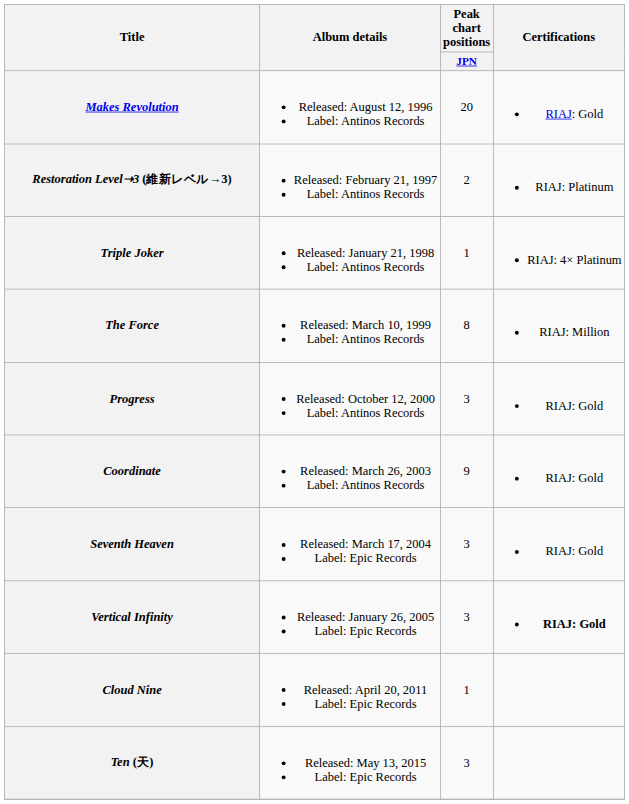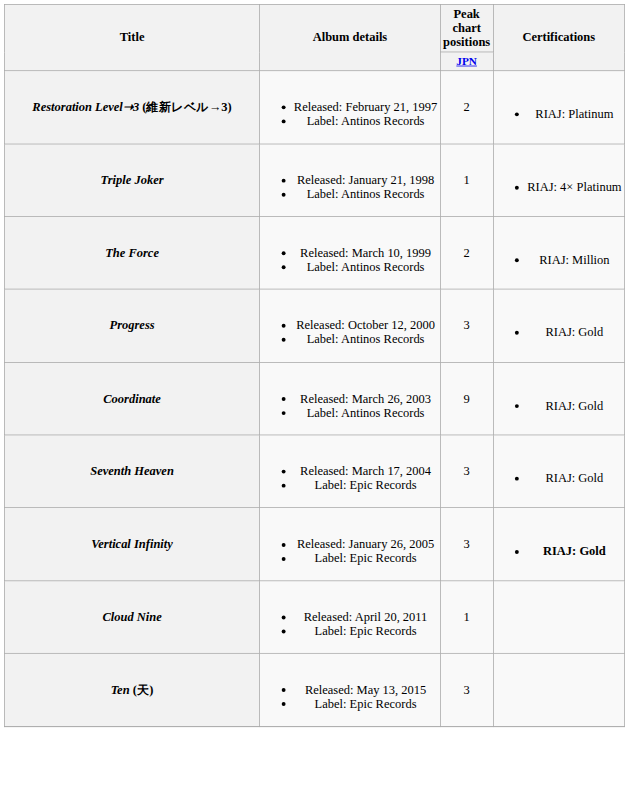- row: (132, 107)
(467, 325) 8 -> (467, 252) 2
